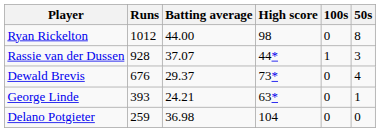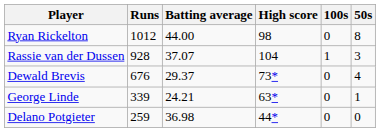(268, 55) 44* -> (268, 55) 104
(140, 96) 393 -> (140, 96) 339
(268, 117) 104 -> (268, 117) 44*
